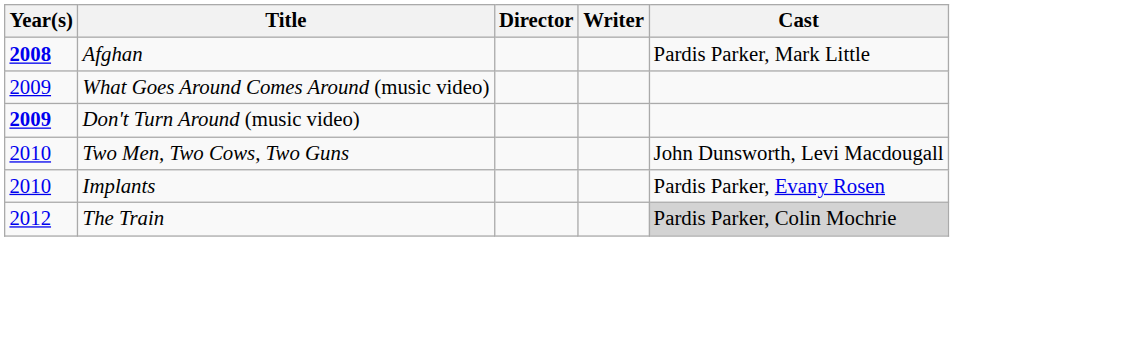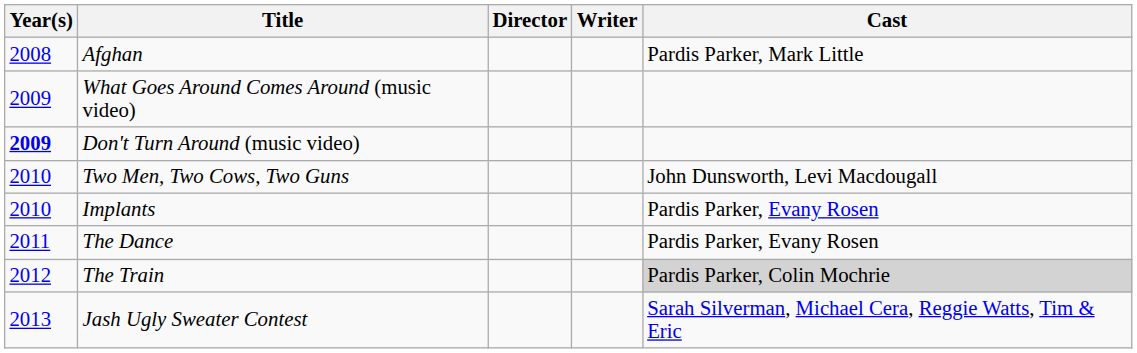(30, 53) bold -> (30, 53) normal
+ row: (128, 242)
+ row: (195, 319)
